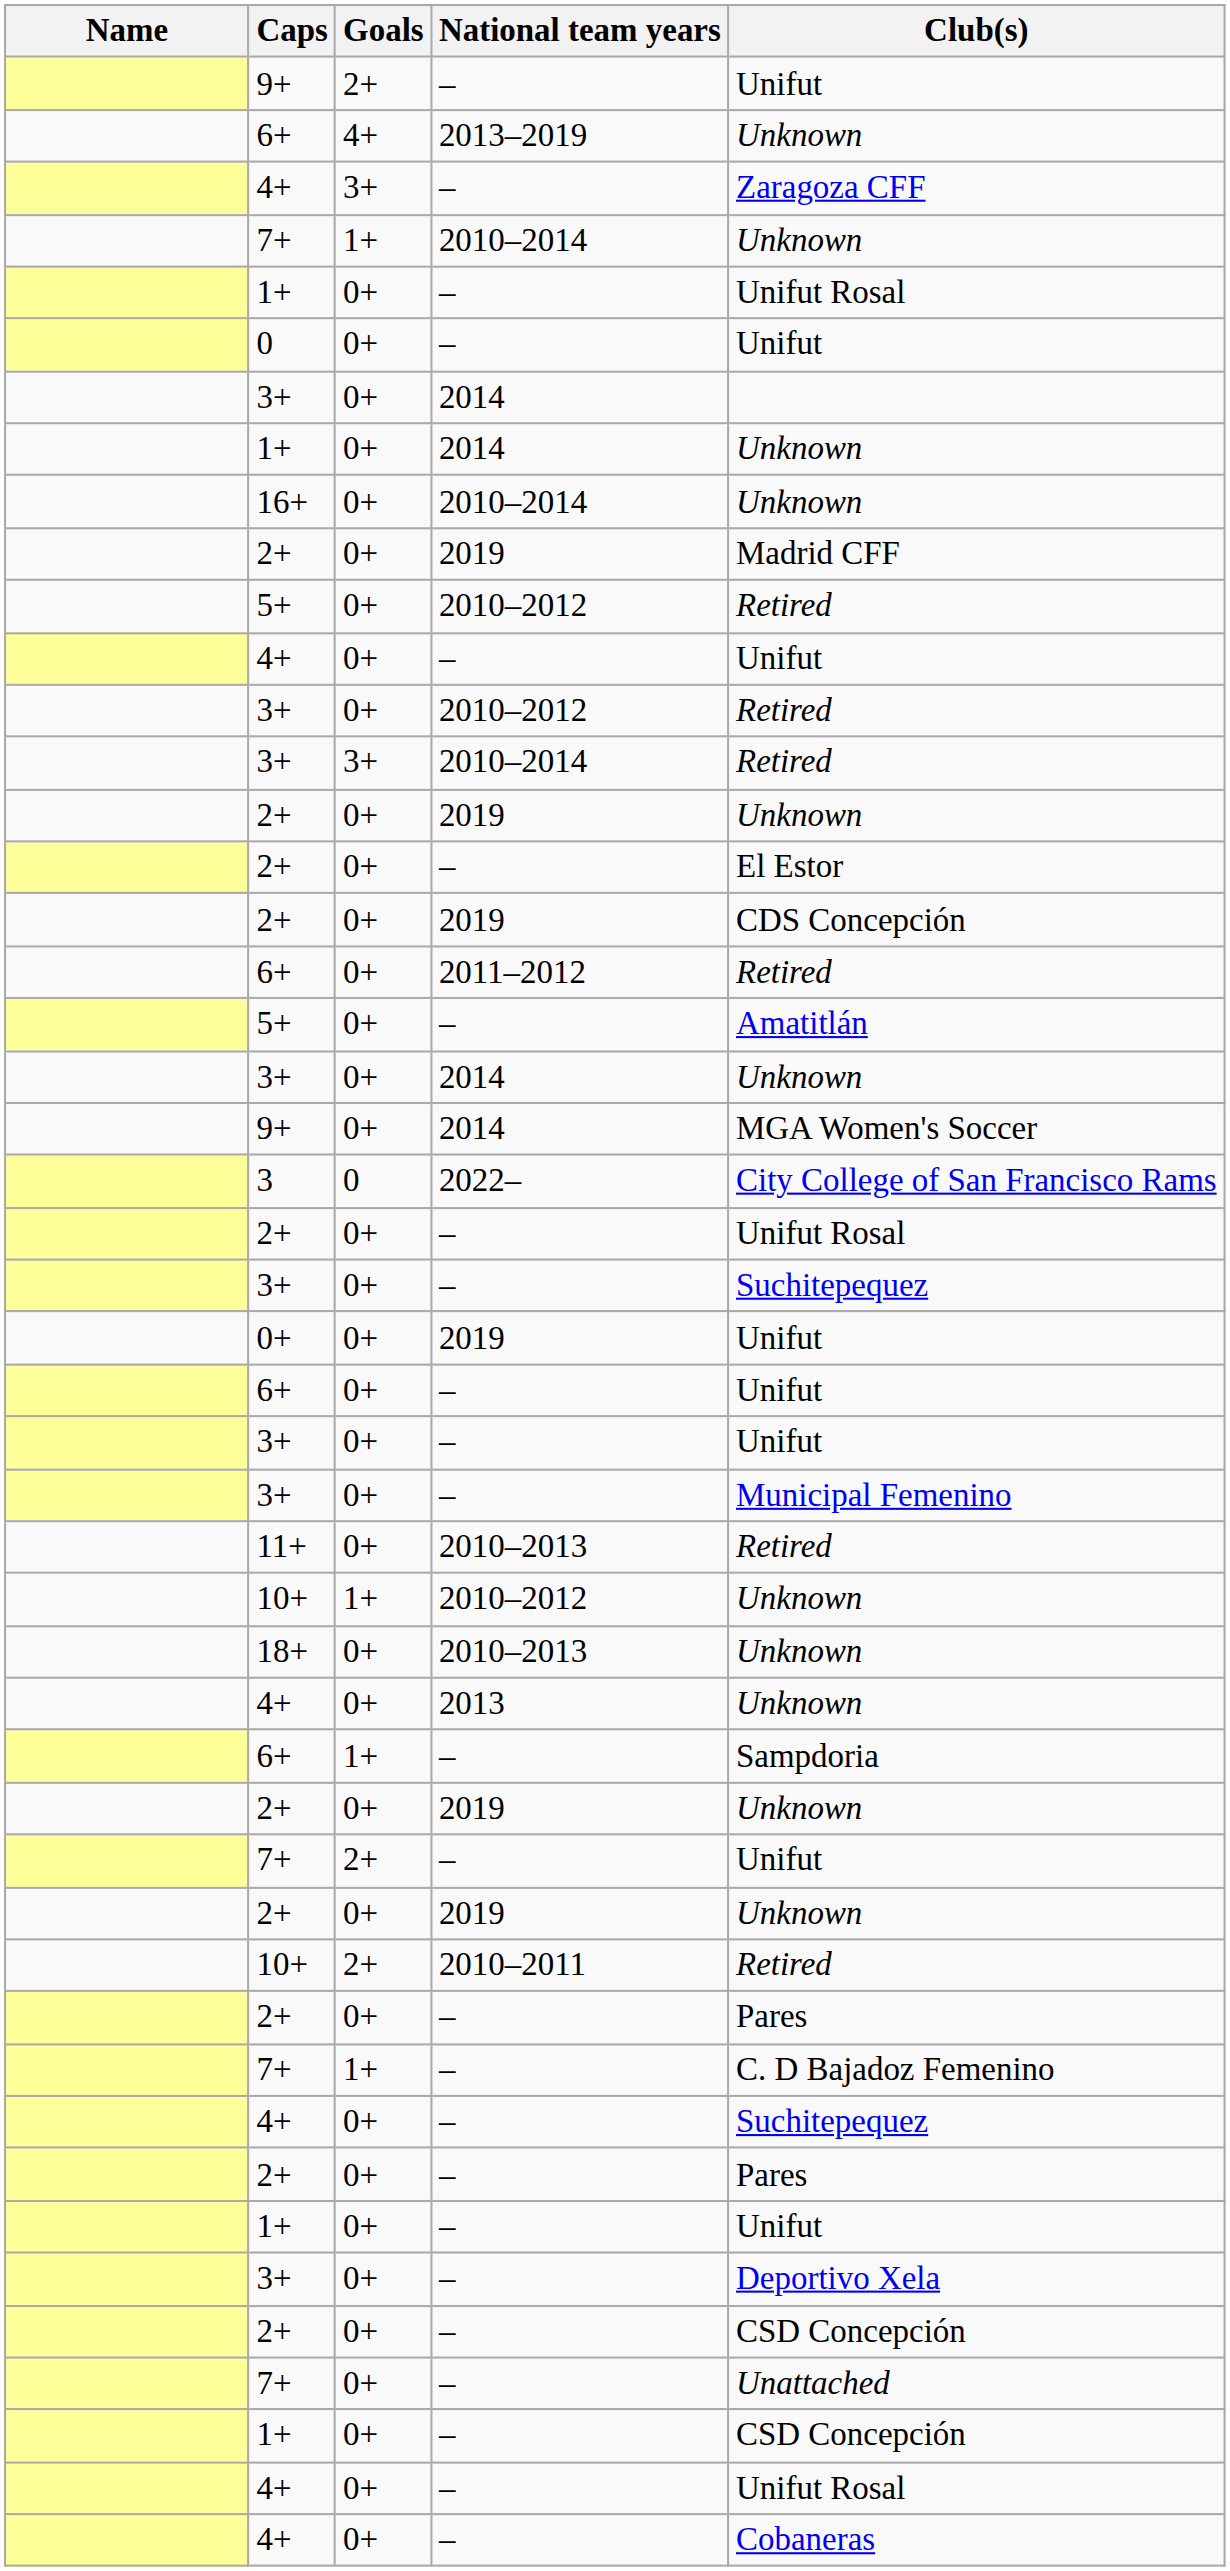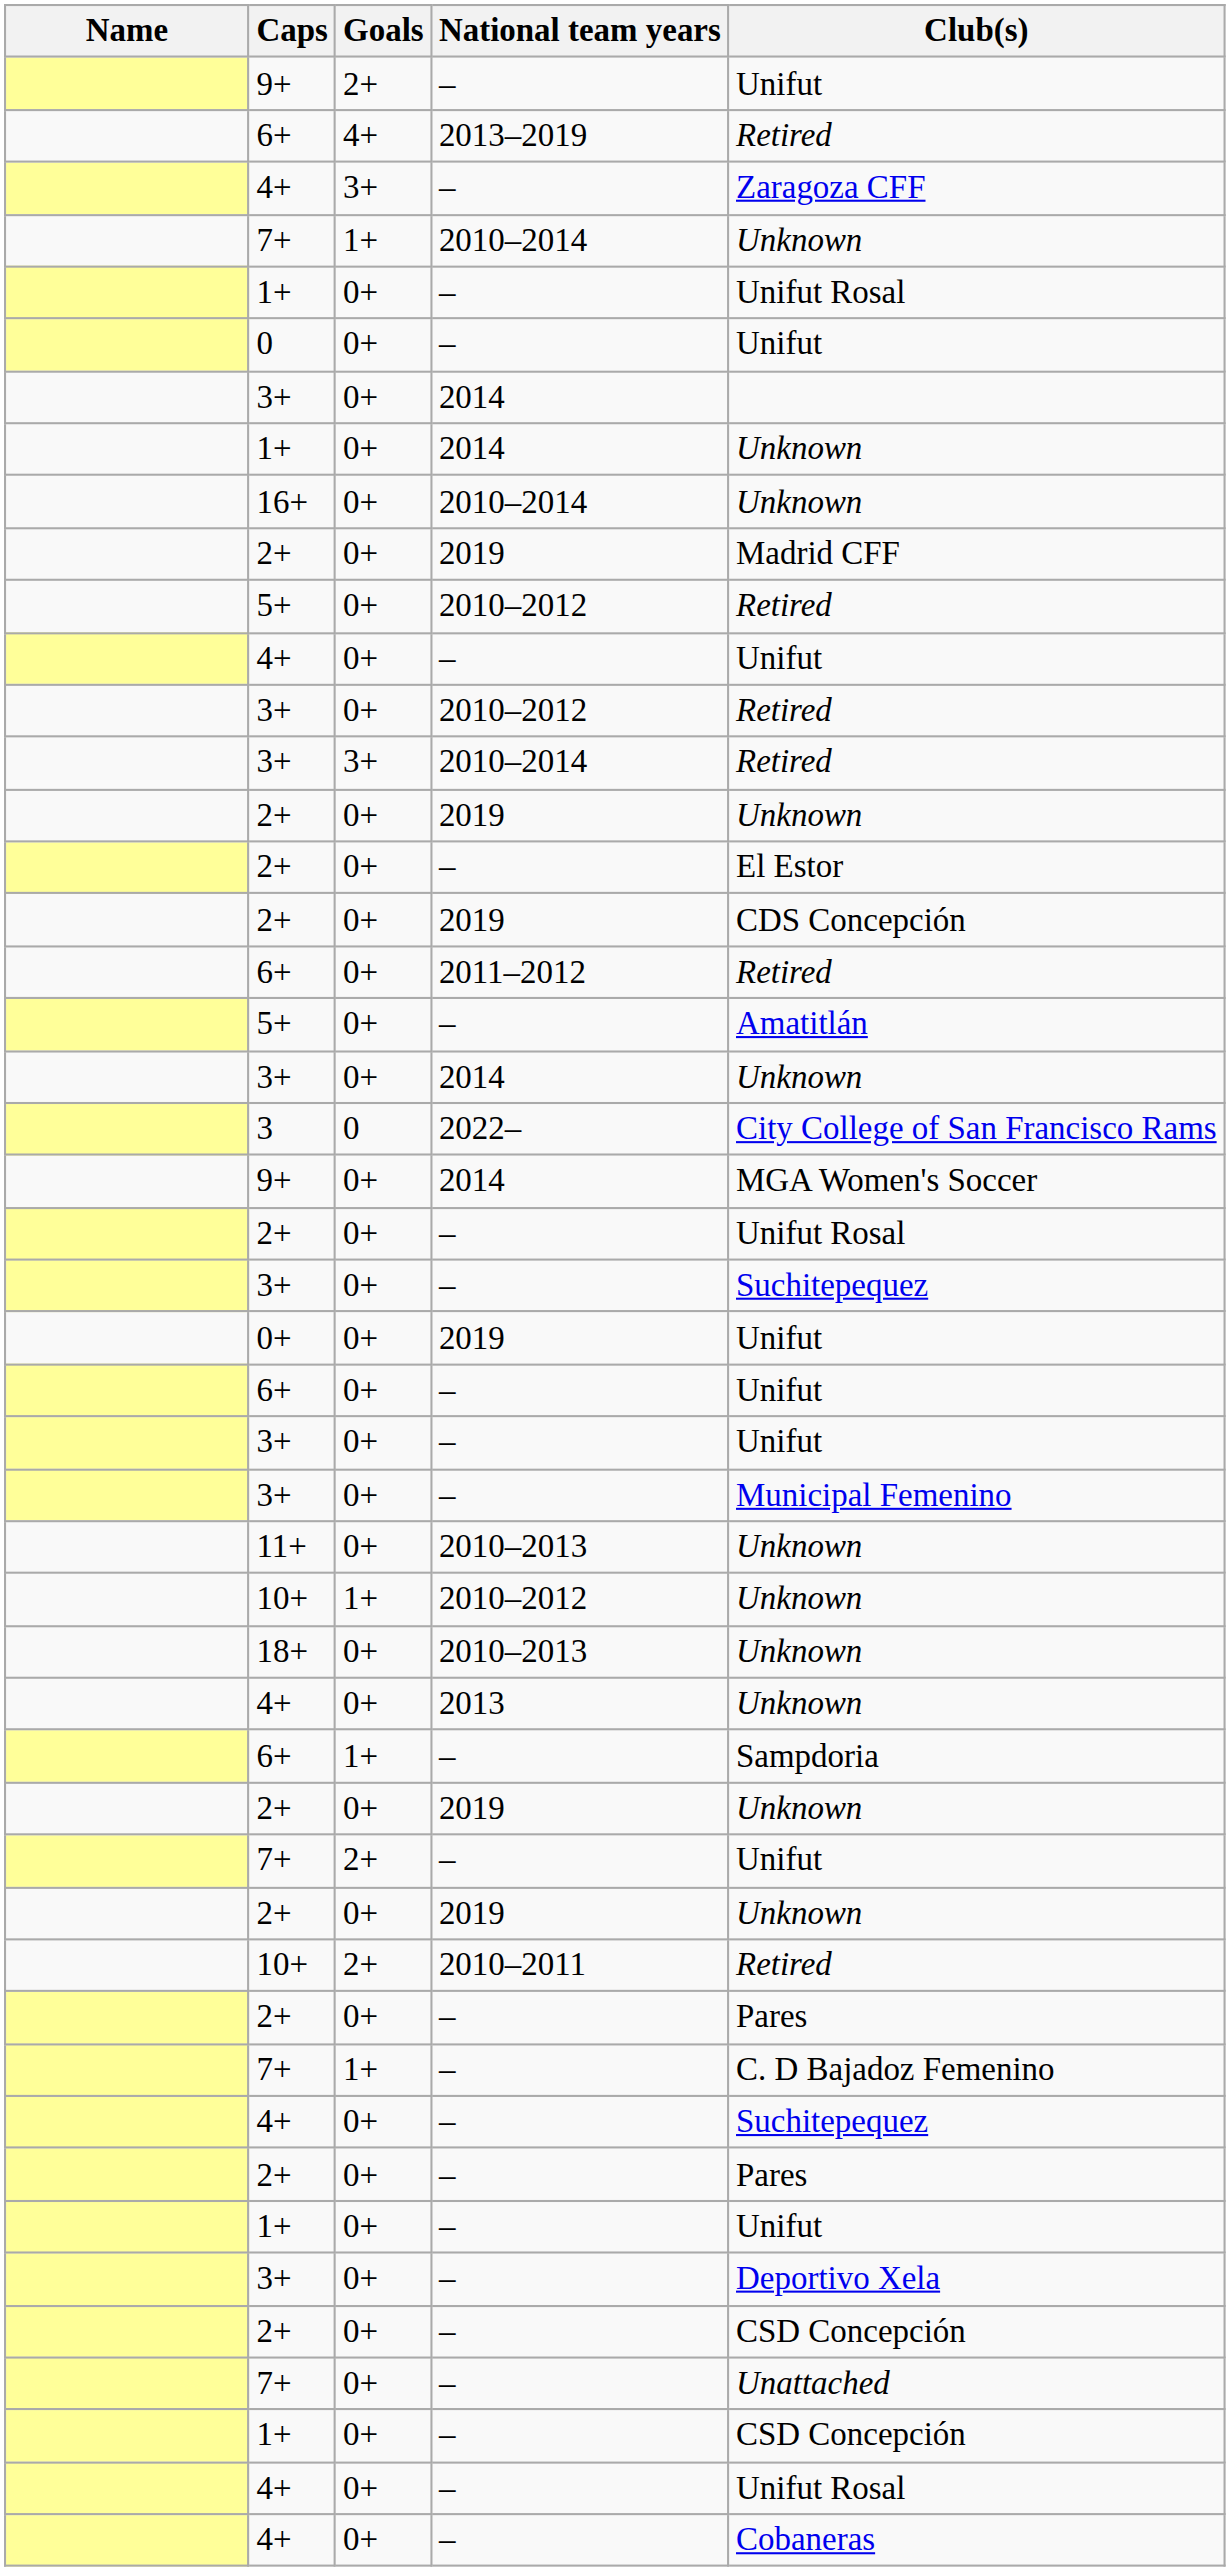(799, 135) Unknown -> (784, 135) Retired
rows swapped: (265, 1180) <-> (274, 1128)
(784, 1546) Retired -> (799, 1546) Unknown
